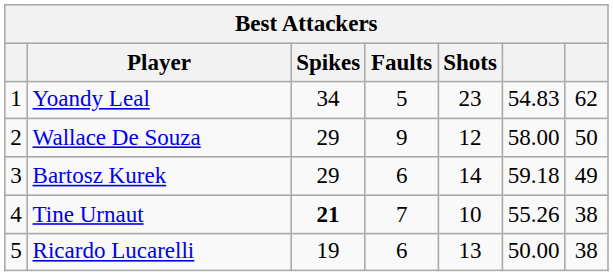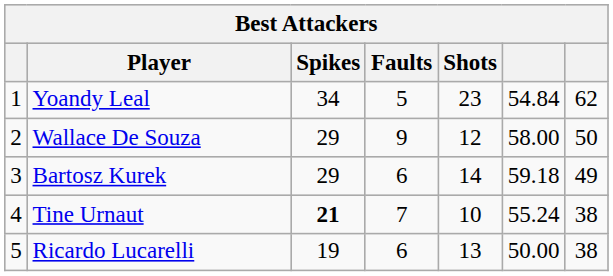(534, 99) 54.83 -> (534, 99) 54.84
(534, 213) 55.26 -> (534, 213) 55.24
